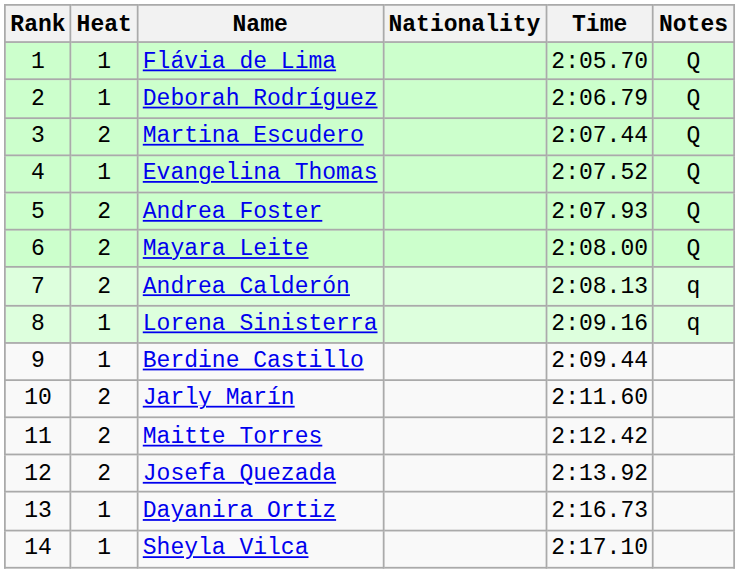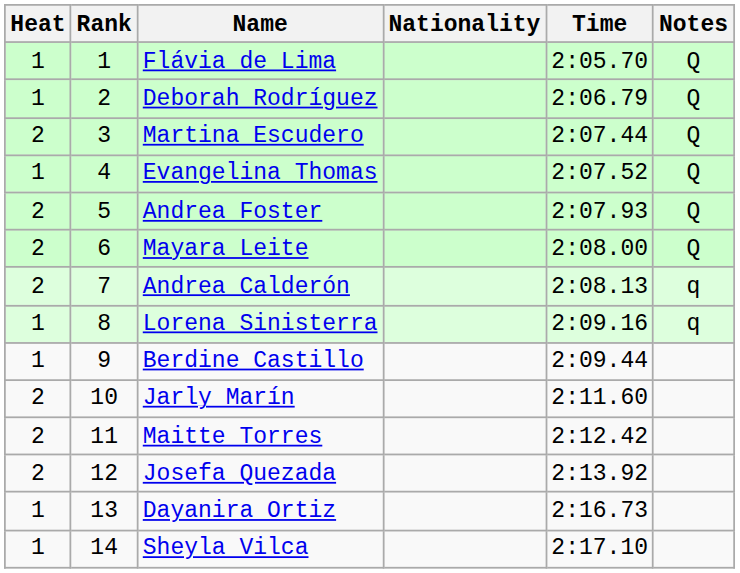columns swapped: (38, 24) <-> (104, 24)
